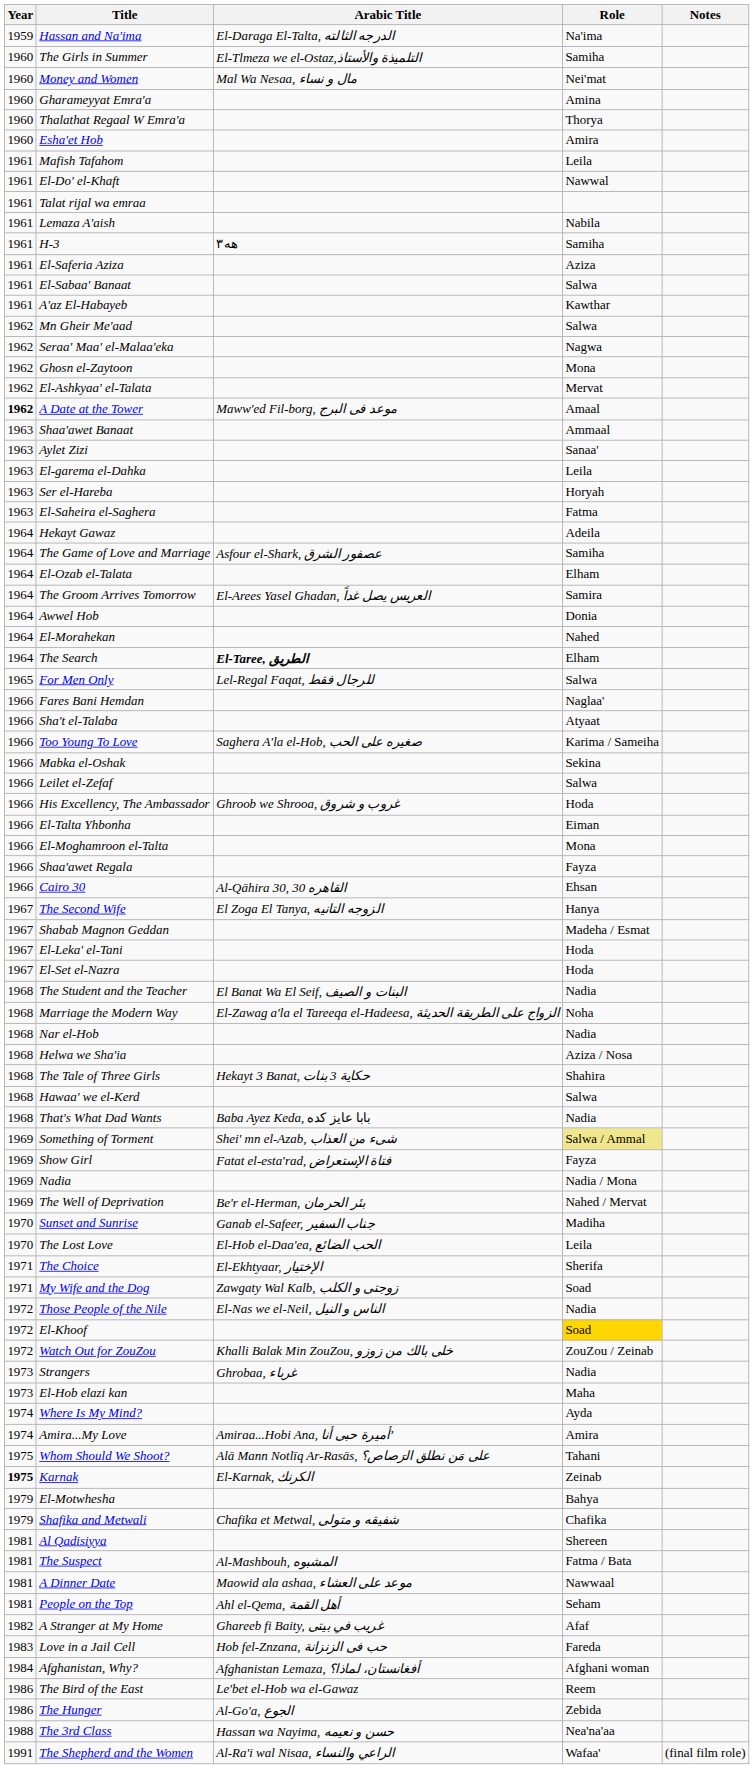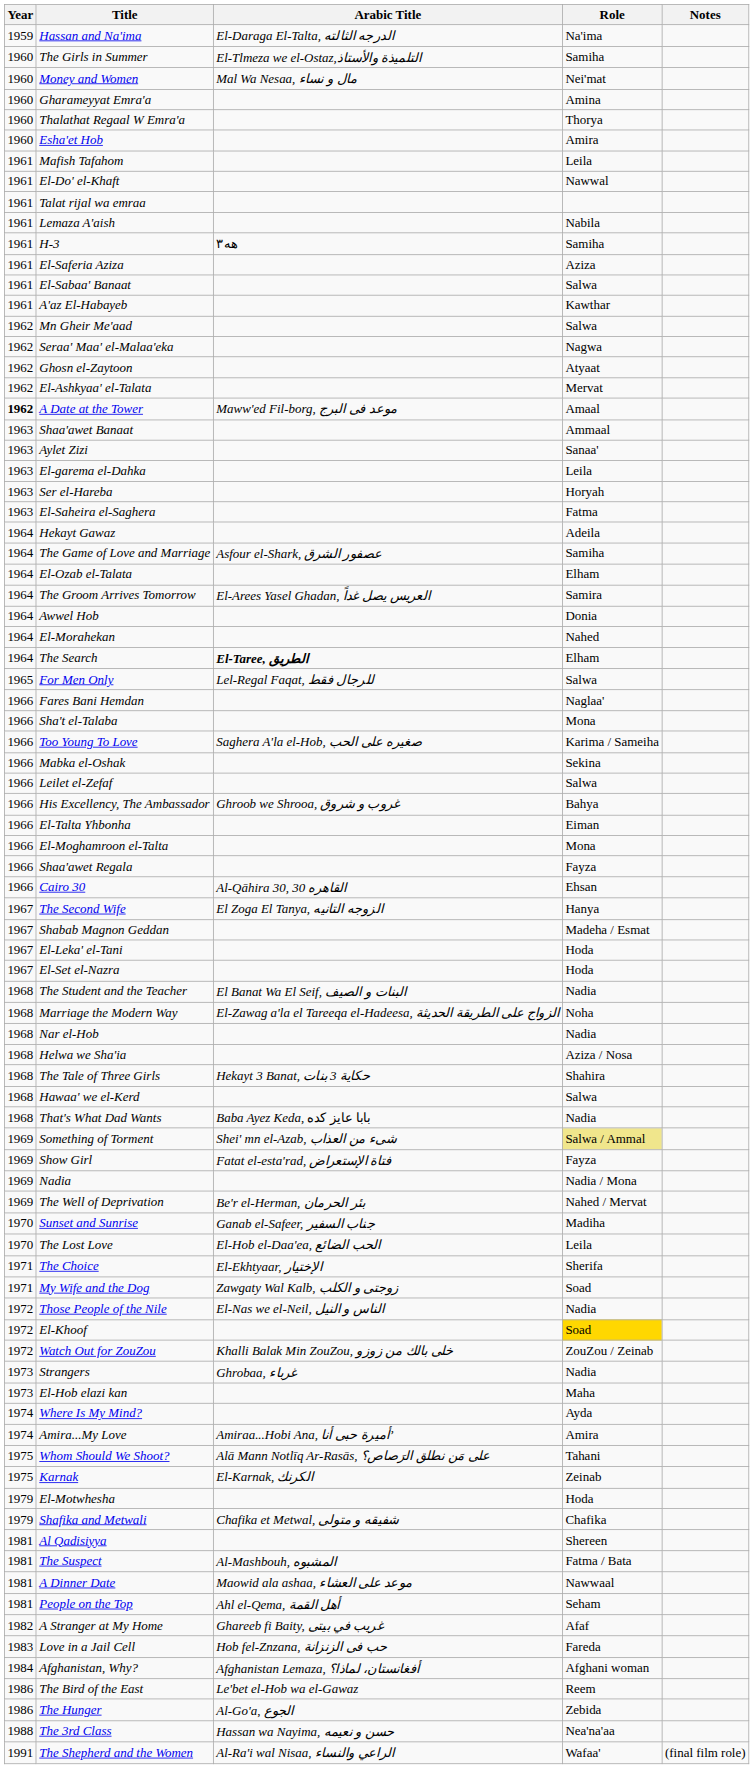(580, 367) Mona -> (583, 367) Atyaat
(583, 720) Atyaat -> (580, 720) Mona
(579, 804) Hoda -> (582, 804) Bahya
(20, 1477) bold -> (20, 1477) normal
(582, 1498) Bahya -> (579, 1498) Hoda
